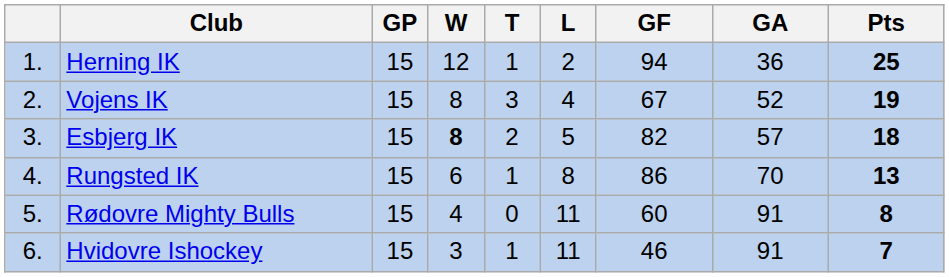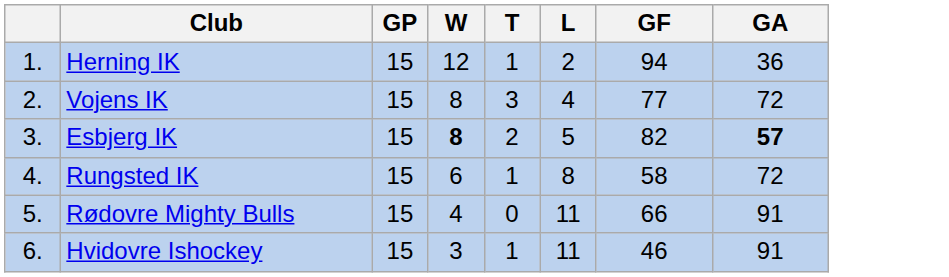- column: (886, 23)
(654, 99) 67 -> (654, 99) 77
(770, 99) 52 -> (770, 99) 72
(770, 137) normal -> (770, 137) bold
(654, 175) 86 -> (654, 175) 58
(770, 175) 70 -> (770, 175) 72
(654, 213) 60 -> (654, 213) 66
